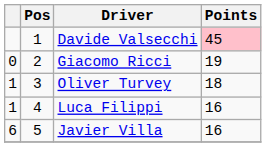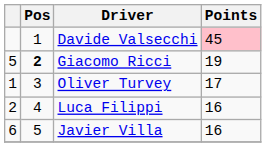(13, 62) 0 -> (13, 62) 5
(37, 62) normal -> (37, 62) bold
(213, 85) 18 -> (213, 85) 17
(13, 108) 1 -> (13, 108) 2
